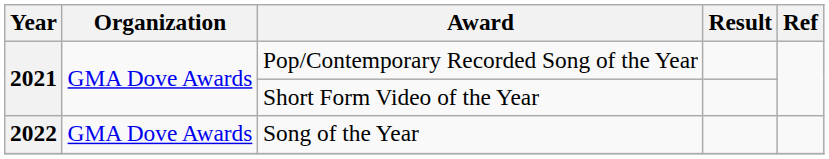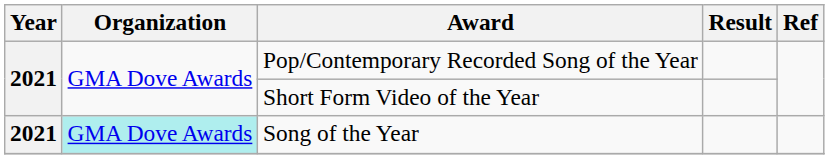(33, 134) 2022 -> (33, 134) 2021
(160, 134) no background -> (160, 134) paleturquoise background
